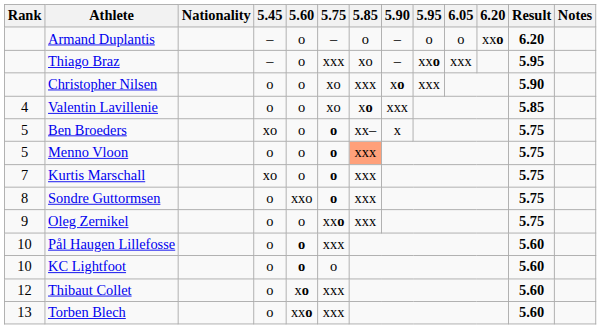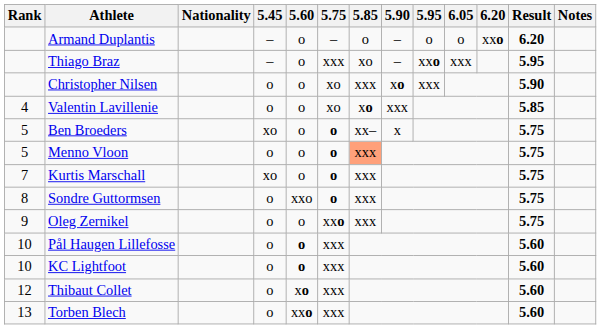(334, 267) o -> (334, 267) xxx
